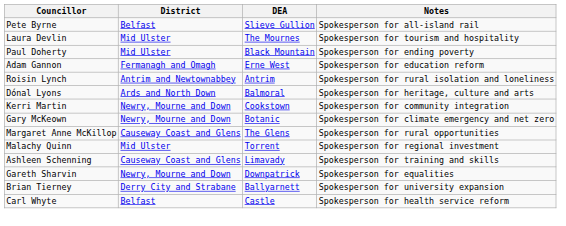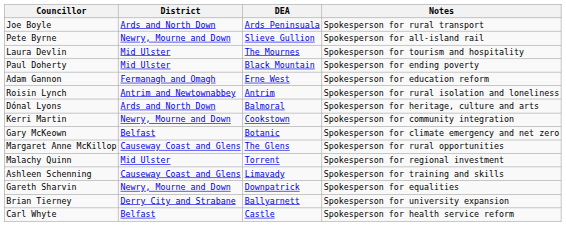+ row: (29, 25)
(138, 25) Belfast -> (176, 38) Newry, Mourne and Down
(176, 120) Newry, Mourne and Down -> (138, 133) Belfast
